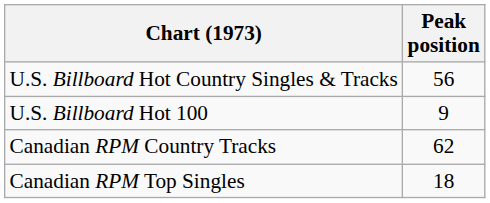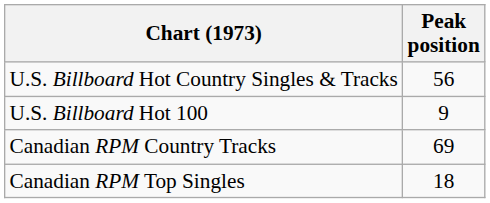(444, 146) 62 -> (444, 146) 69
